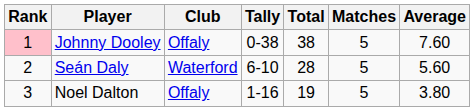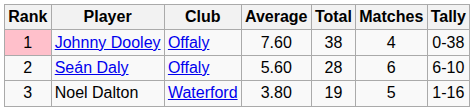columns swapped: (263, 17) <-> (435, 17)
(364, 42) 5 -> (391, 42) 4
(203, 67) Waterford -> (189, 67) Offaly
(364, 67) 5 -> (391, 67) 6
(189, 93) Offaly -> (203, 93) Waterford
